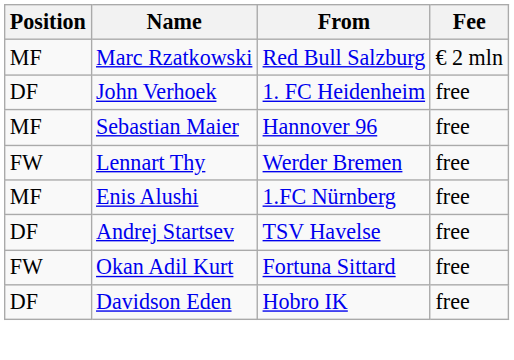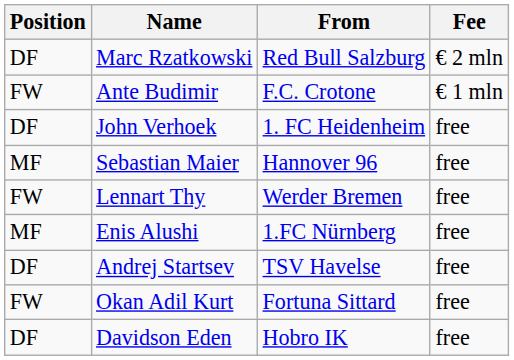(26, 57) MF -> (24, 57) DF
+ row: (157, 92)
